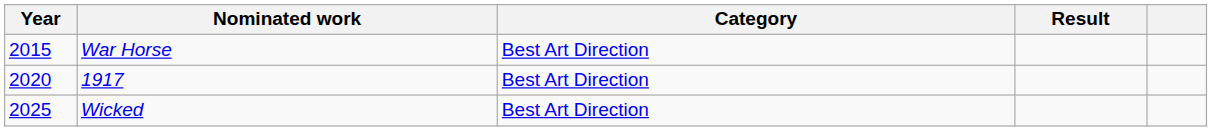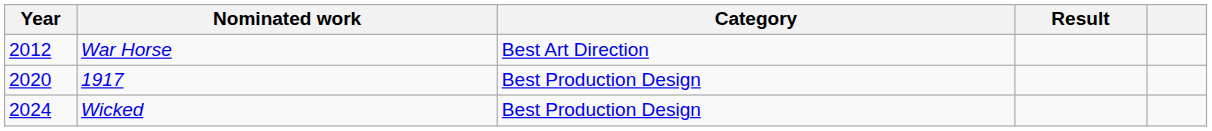(30, 49) 2015 -> (30, 49) 2012
(575, 79) Best Art Direction -> (601, 79) Best Production Design
(30, 110) 2025 -> (30, 110) 2024
(575, 110) Best Art Direction -> (601, 110) Best Production Design
